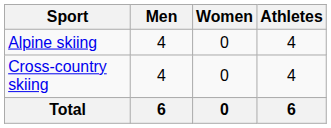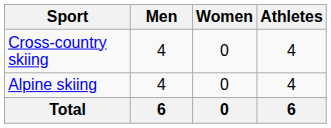rows swapped: (53, 42) <-> (57, 76)
